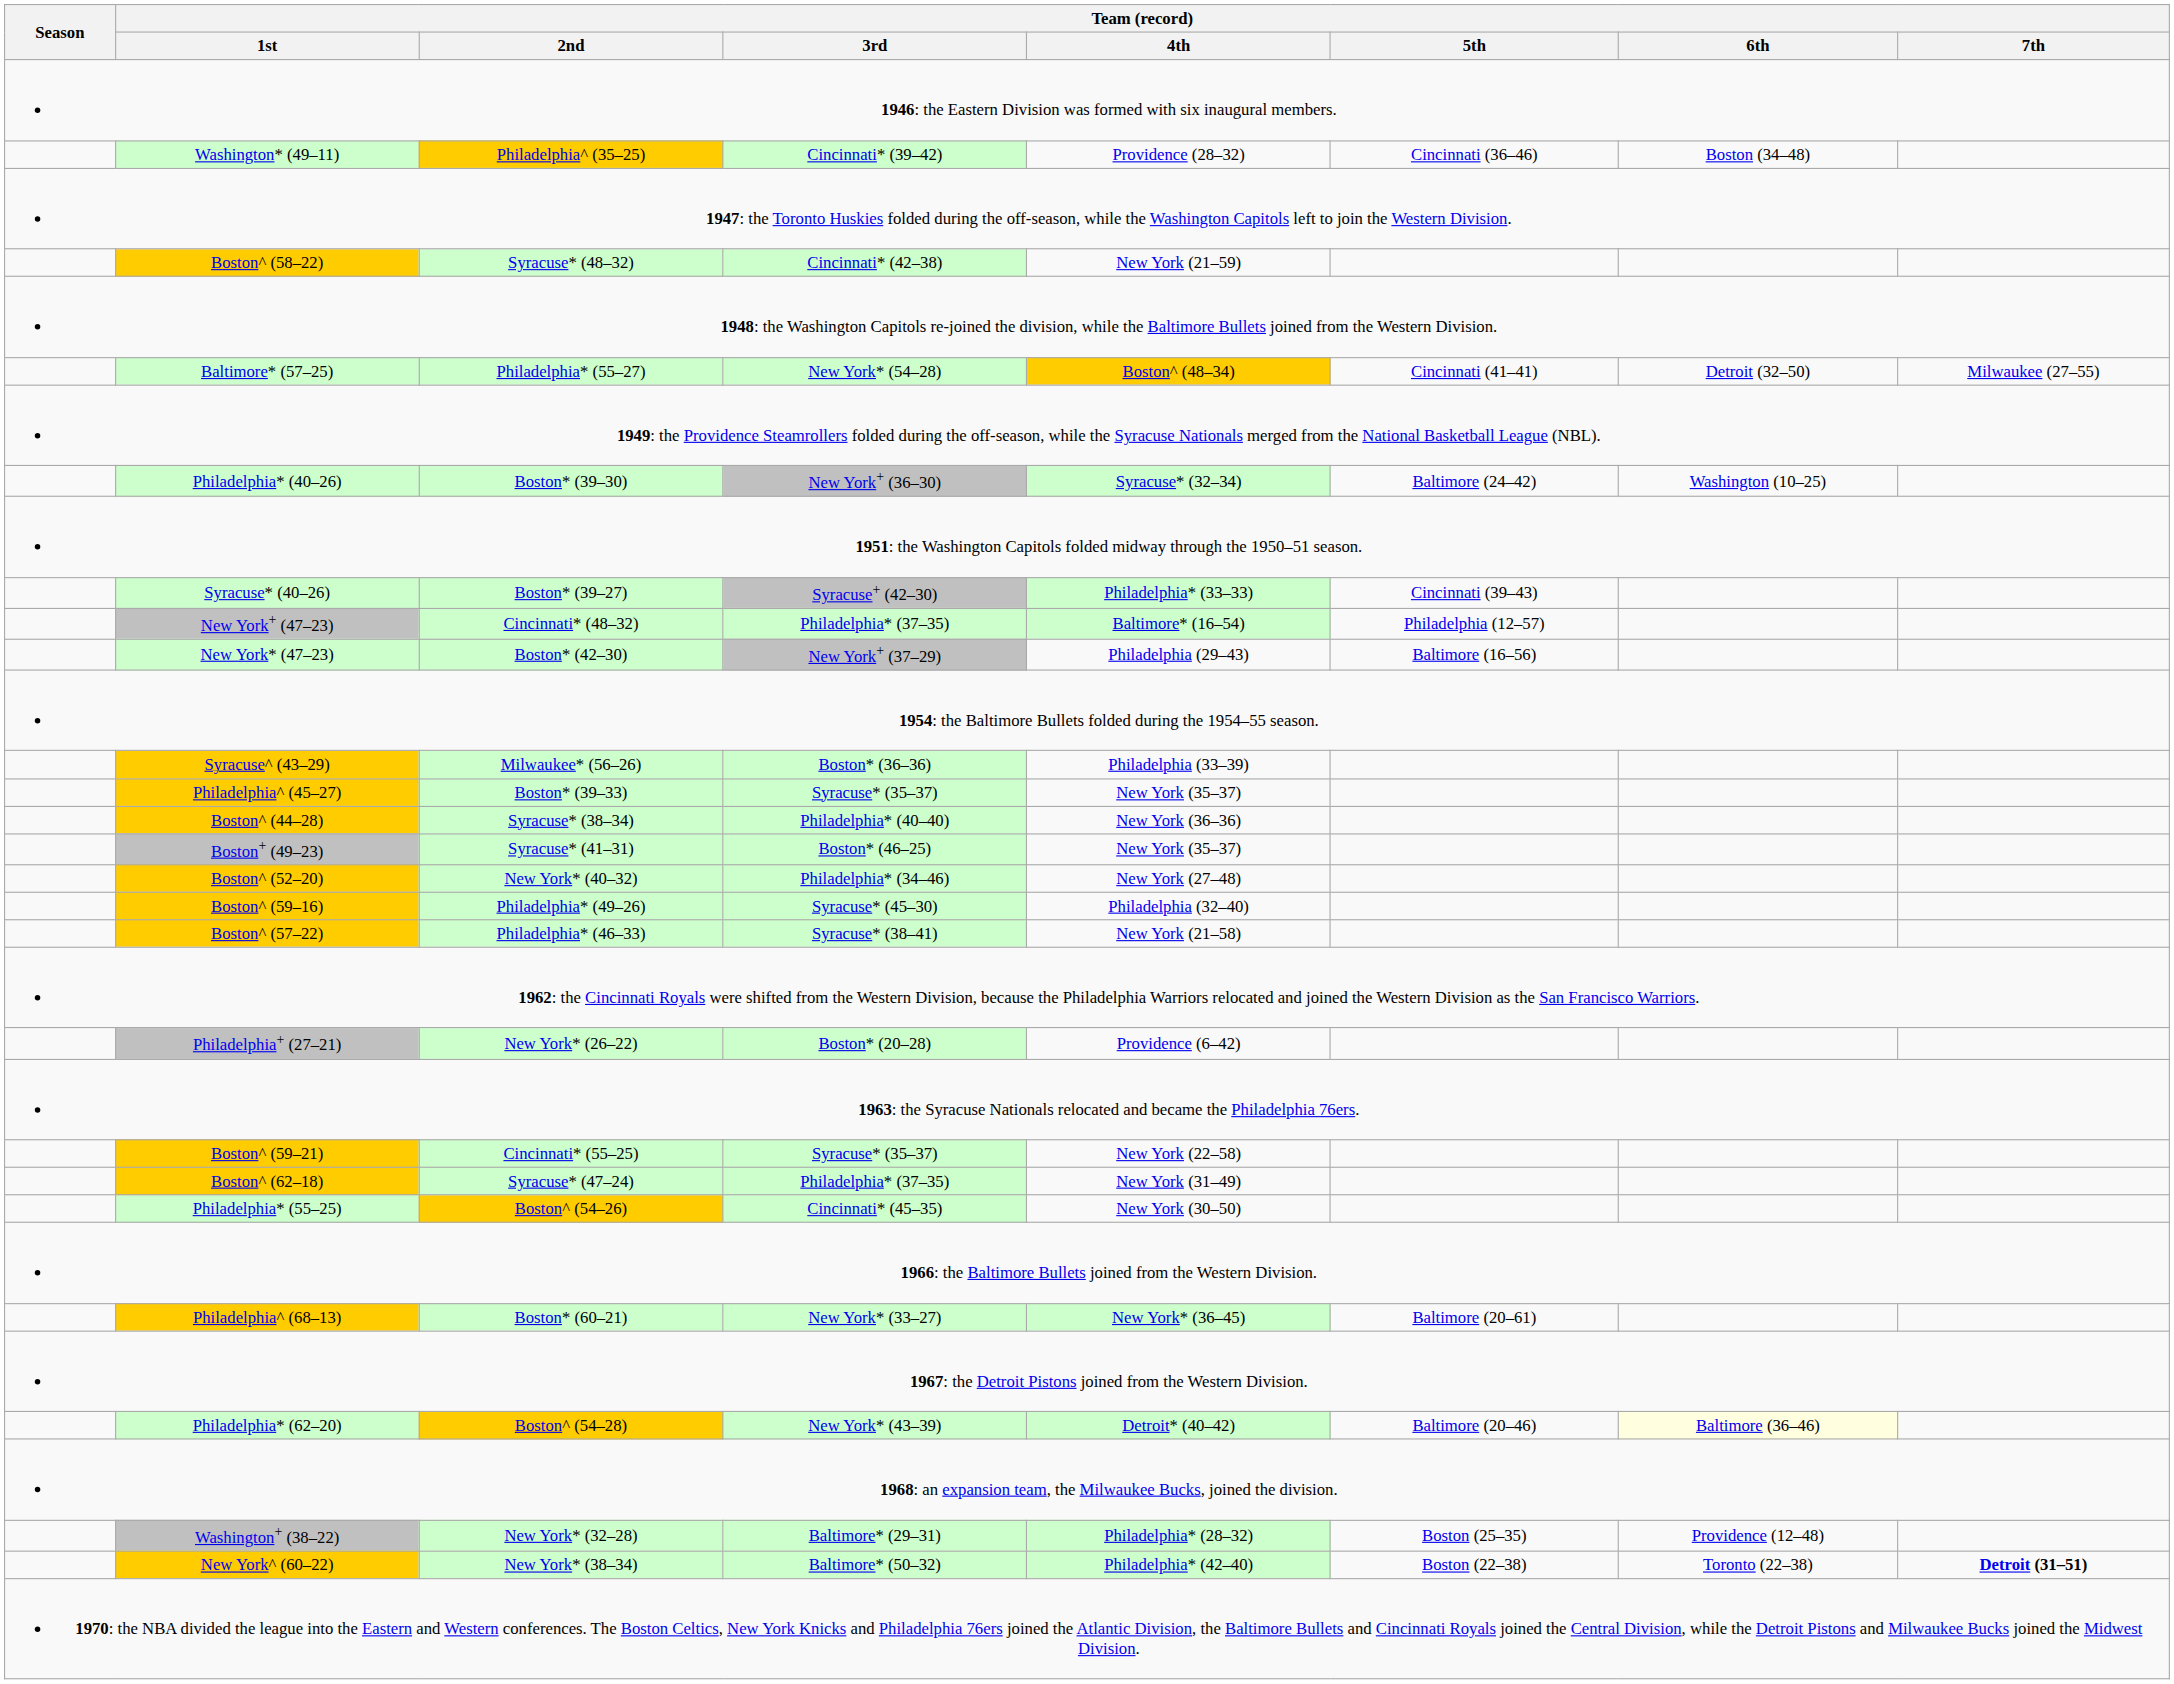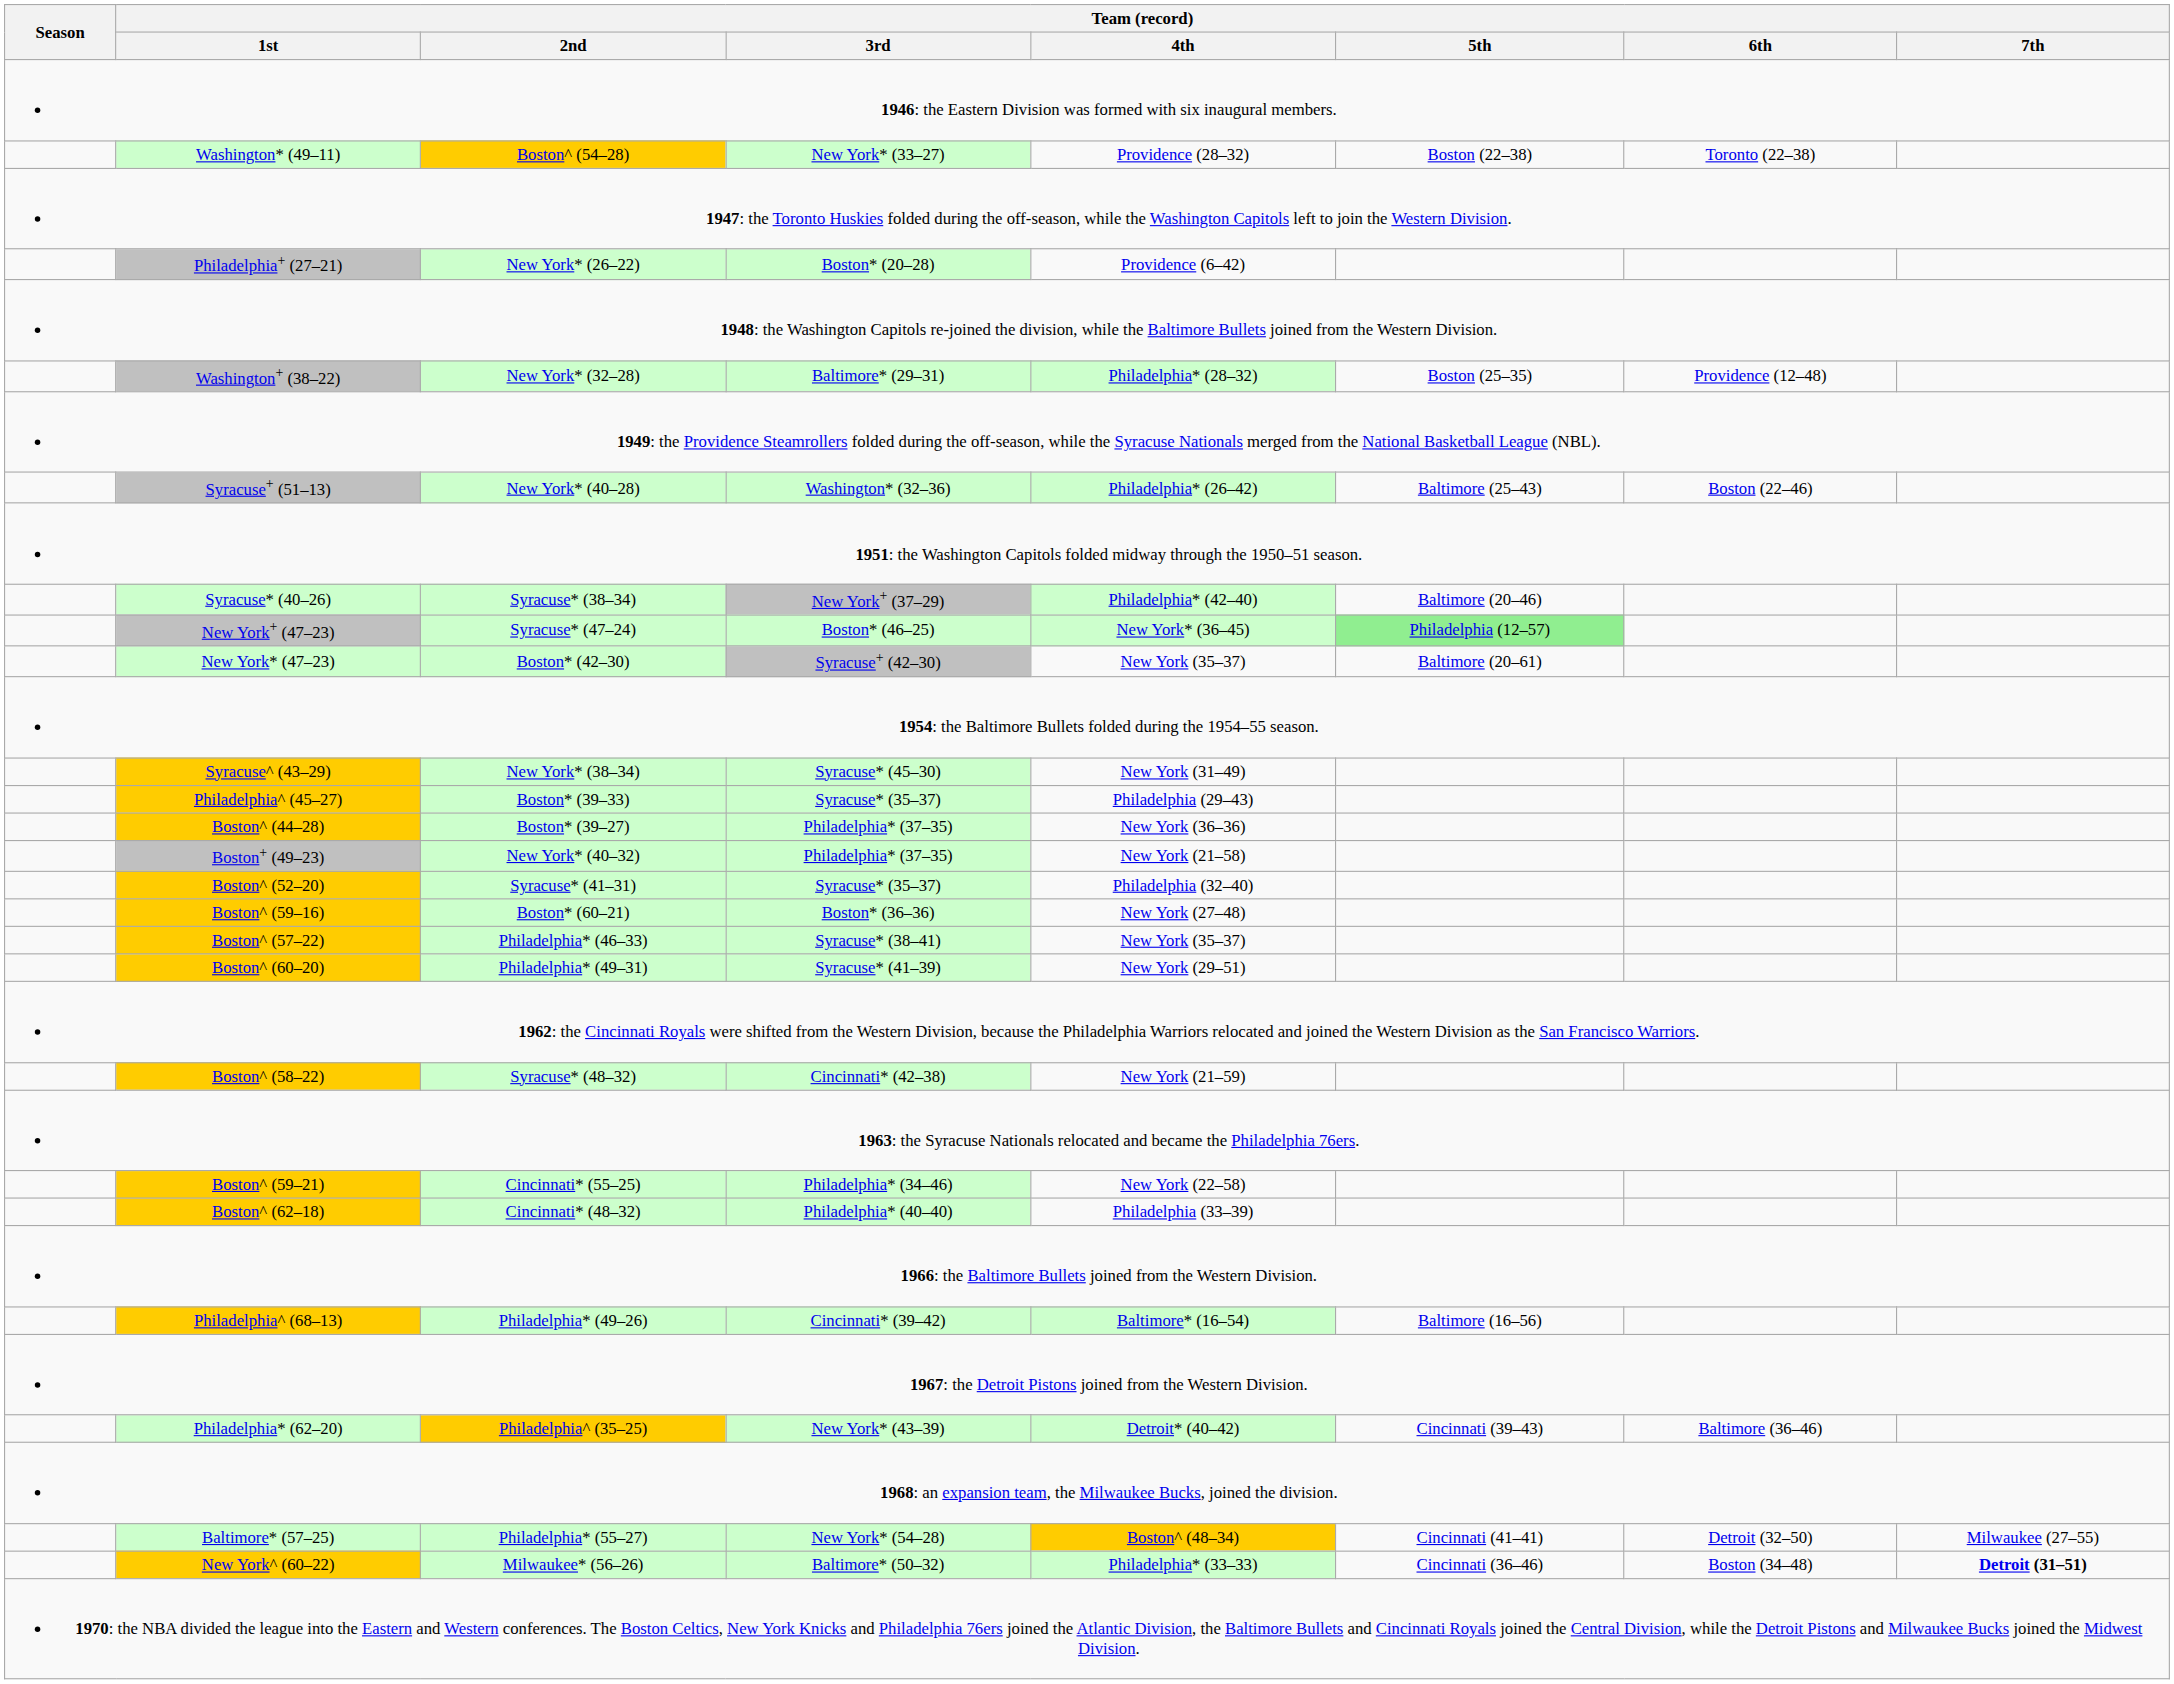(571, 154) Philadelphia^ (35–25) -> (573, 154) Boston^ (54–28)
(875, 154) Cincinnati* (39–42) -> (878, 154) New York* (33–27)
(1474, 154) Cincinnati (36–46) -> (1480, 154) Boston (22–38)
(1758, 154) Boston (34–48) -> (1760, 154) Toronto (22–38)
rows swapped: (267, 1043) <-> (267, 262)
rows swapped: (267, 1535) <-> (267, 371)
+ row: (268, 487)
- row: (267, 481)
(571, 592) Boston* (39–27) -> (573, 599) Syracuse* (38–34)
(875, 592) Syracuse+ (42–30) -> (878, 599) New York+ (37–29)
(1179, 592) Philadelphia* (33–33) -> (1183, 599) Philadelphia* (42–40)
(1474, 592) Cincinnati (39–43) -> (1480, 599) Baltimore (20–46)
(571, 623) Cincinnati* (48–32) -> (573, 630) Syracuse* (47–24)
(875, 623) Philadelphia* (37–35) -> (878, 630) Boston* (46–25)
(1179, 623) Baltimore* (16–54) -> (1183, 630) New York* (36–45)
(1474, 623) no background -> (1480, 630) lightgreen background
(875, 654) New York+ (37–29) -> (878, 661) Syracuse+ (42–30)
(1179, 654) Philadelphia (29–43) -> (1183, 661) New York (35–37)
(1474, 654) Baltimore (16–56) -> (1480, 661) Baltimore (20–61)
(571, 764) Milwaukee* (56–26) -> (573, 771) New York* (38–34)
(875, 764) Boston* (36–36) -> (878, 771) Syracuse* (45–30)
(1179, 764) Philadelphia (33–39) -> (1183, 771) New York (31–49)
(1179, 792) New York (35–37) -> (1183, 799) Philadelphia (29–43)
(571, 819) Syracuse* (38–34) -> (573, 826) Boston* (39–27)
(875, 819) Philadelphia* (40–40) -> (878, 826) Philadelphia* (37–35)
(571, 849) Syracuse* (41–31) -> (573, 855) New York* (40–32)
(875, 849) Boston* (46–25) -> (878, 855) Philadelphia* (37–35)
(1179, 849) New York (35–37) -> (1183, 855) New York (21–58)
(571, 878) New York* (40–32) -> (573, 885) Syracuse* (41–31)
(875, 878) Philadelphia* (34–46) -> (878, 885) Syracuse* (35–37)
(1179, 878) New York (27–48) -> (1183, 885) Philadelphia (32–40)
(571, 905) Philadelphia* (49–26) -> (573, 912) Boston* (60–21)
(875, 905) Syracuse* (45–30) -> (878, 912) Boston* (36–36)
(1179, 905) Philadelphia (32–40) -> (1183, 912) New York (27–48)
(1179, 933) New York (21–58) -> (1183, 940) New York (35–37)
+ row: (268, 967)
(875, 1153) Syracuse* (35–37) -> (878, 1184) Philadelphia* (34–46)
(571, 1181) Syracuse* (47–24) -> (573, 1212) Cincinnati* (48–32)
(875, 1181) Philadelphia* (37–35) -> (878, 1212) Philadelphia* (40–40)
(1179, 1181) New York (31–49) -> (1183, 1212) Philadelphia (33–39)
- row: (267, 1208)
(571, 1317) Boston* (60–21) -> (573, 1320) Philadelphia* (49–26)
(875, 1317) New York* (33–27) -> (878, 1320) Cincinnati* (39–42)
(1179, 1317) New York* (36–45) -> (1183, 1320) Baltimore* (16–54)
(1474, 1317) Baltimore (20–61) -> (1480, 1320) Baltimore (16–56)
(571, 1425) Boston^ (54–28) -> (573, 1428) Philadelphia^ (35–25)
(1474, 1425) Baltimore (20–46) -> (1480, 1428) Cincinnati (39–43)
(1758, 1425) lightyellow background -> (1760, 1428) no background
(571, 1564) New York* (38–34) -> (573, 1564) Milwaukee* (56–26)
(1179, 1564) Philadelphia* (42–40) -> (1183, 1564) Philadelphia* (33–33)
(1474, 1564) Boston (22–38) -> (1480, 1564) Cincinnati (36–46)
(1758, 1564) Toronto (22–38) -> (1760, 1564) Boston (34–48)
